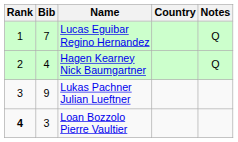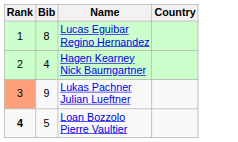- column: (215, 13)
(47, 36) 7 -> (47, 36) 8
(20, 94) no background -> (20, 94) lightsalmon background
(47, 123) 3 -> (47, 123) 5
